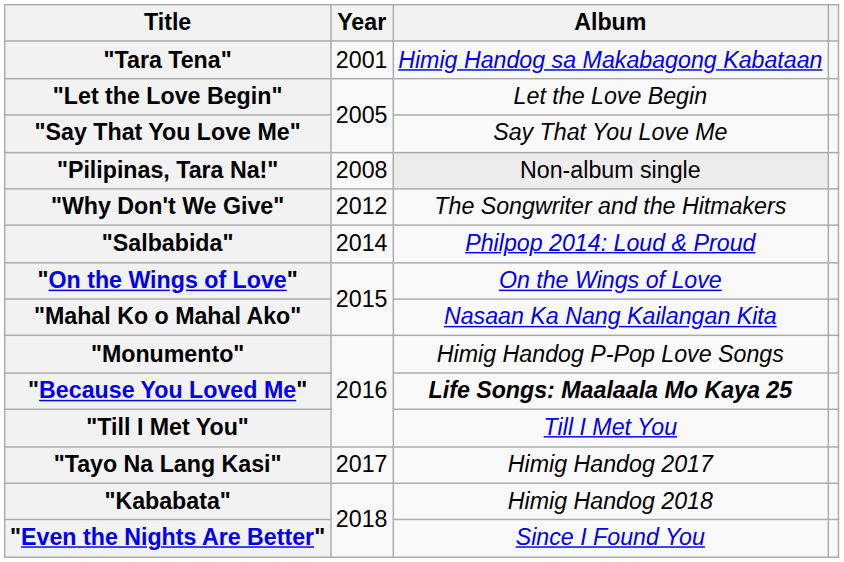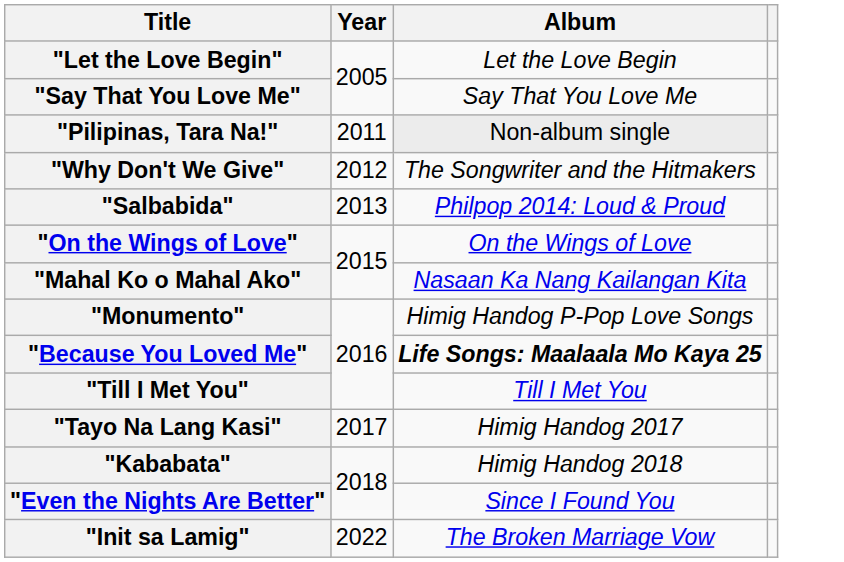- row: (168, 59)
(362, 170) 2008 -> (362, 133) 2011
(362, 243) 2014 -> (362, 206) 2013
+ row: (168, 538)
